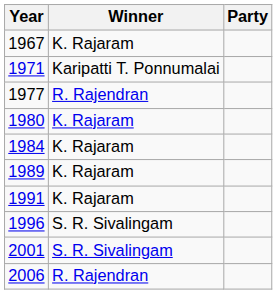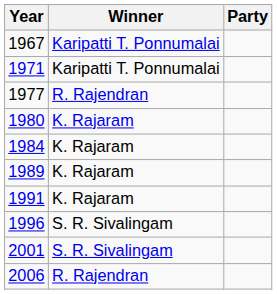(93, 43) K. Rajaram -> (136, 43) Karipatti T. Ponnumalai
